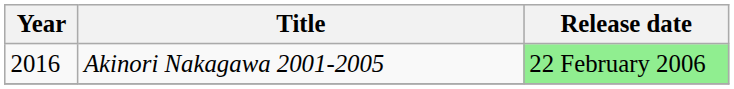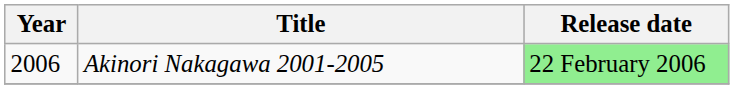(35, 63) 2016 -> (35, 63) 2006
